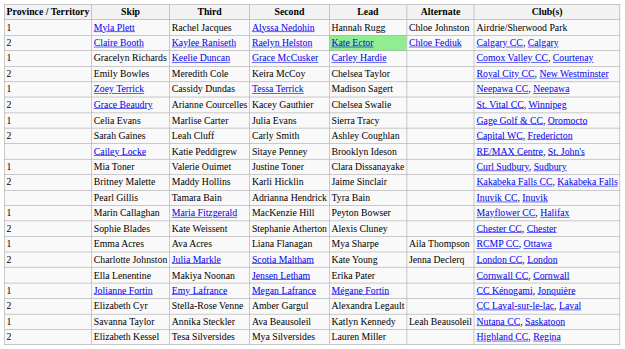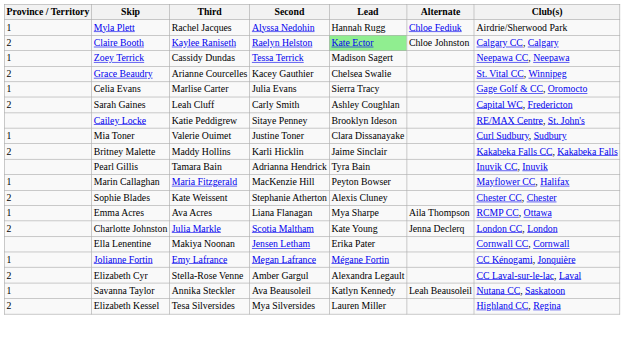(439, 27) Chloe Johnston -> (435, 27) Chloe Fediuk
(435, 43) Chloe Fediuk -> (439, 43) Chloe Johnston
- row: (130, 58)
- row: (122, 74)
